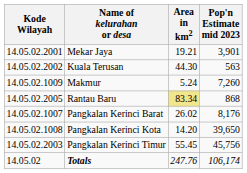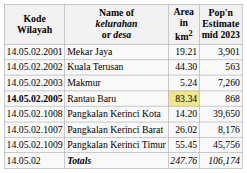(35, 83) 14.05.02.1009 -> (35, 83) 14.05.02.2003
(35, 98) normal -> (35, 98) bold
rows swapped: (115, 114) <-> (114, 129)
(35, 145) 14.05.02.2003 -> (35, 145) 14.05.02.1009
